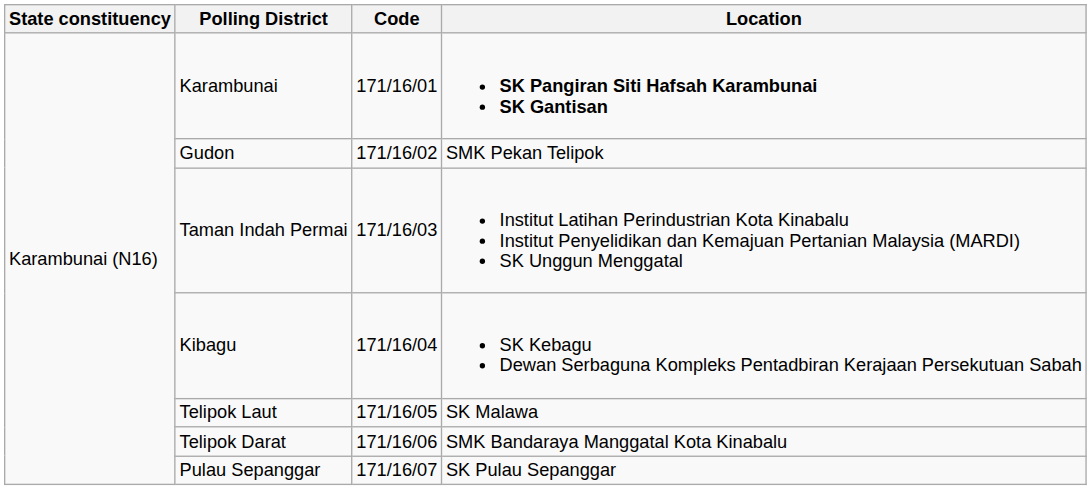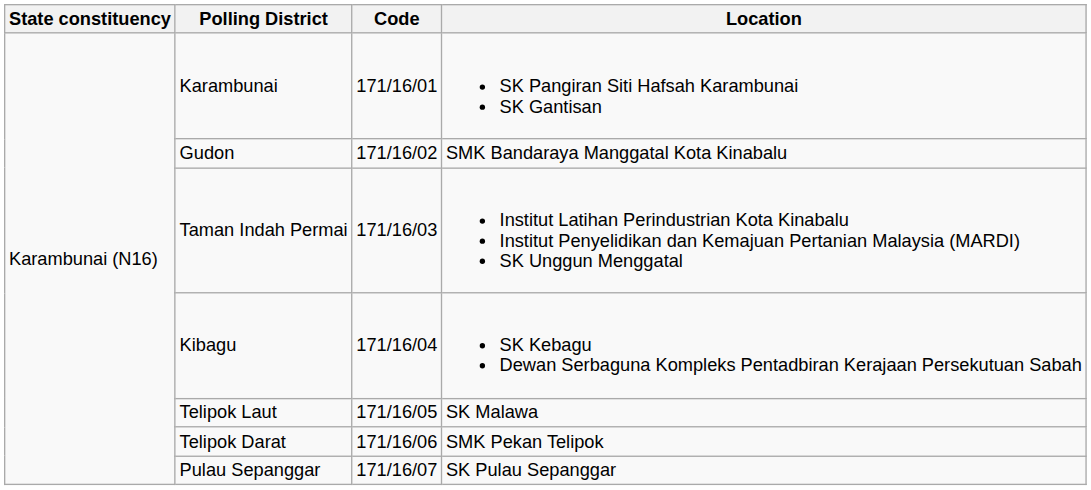(764, 96) bold -> (764, 96) normal
(525, 153) SMK Pekan Telipok -> (617, 153) SMK Bandaraya Manggatal Kota Kinabalu
(617, 441) SMK Bandaraya Manggatal Kota Kinabalu -> (525, 441) SMK Pekan Telipok
